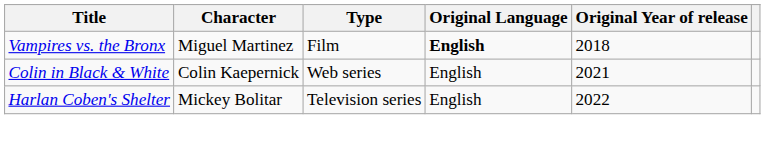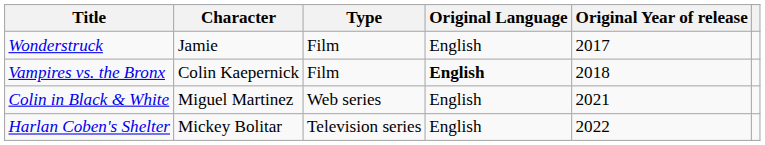+ row: (56, 45)
(236, 45) Miguel Martinez -> (239, 72) Colin Kaepernick
(239, 72) Colin Kaepernick -> (236, 99) Miguel Martinez
